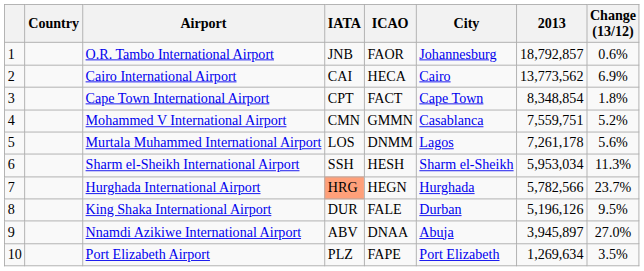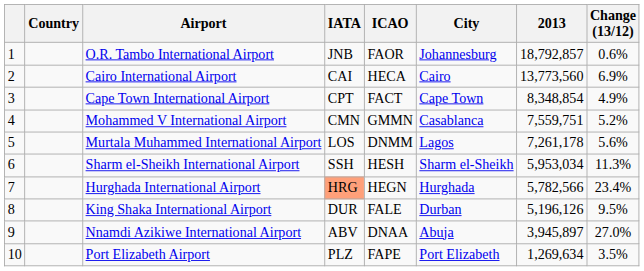(552, 76) 13,773,562 -> (552, 76) 13,773,560
(613, 98) 1.8% -> (613, 98) 4.9%
(613, 187) 23.7% -> (613, 187) 23.4%
